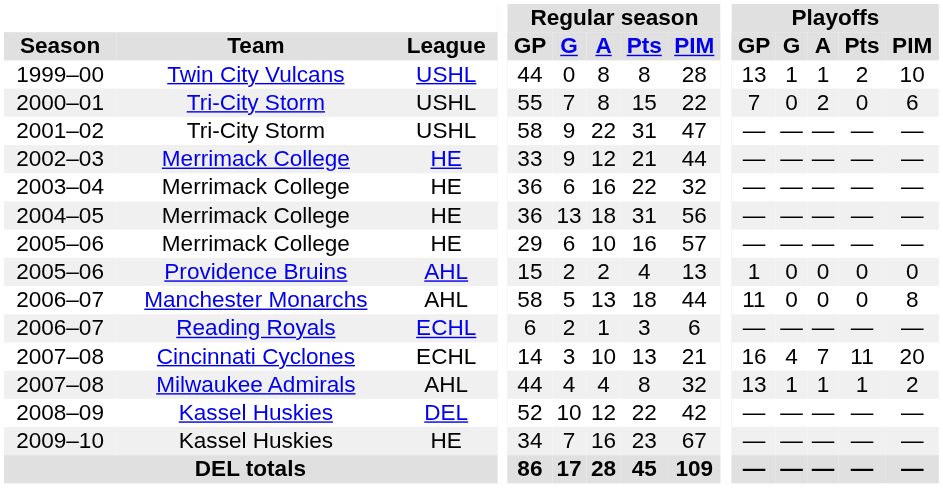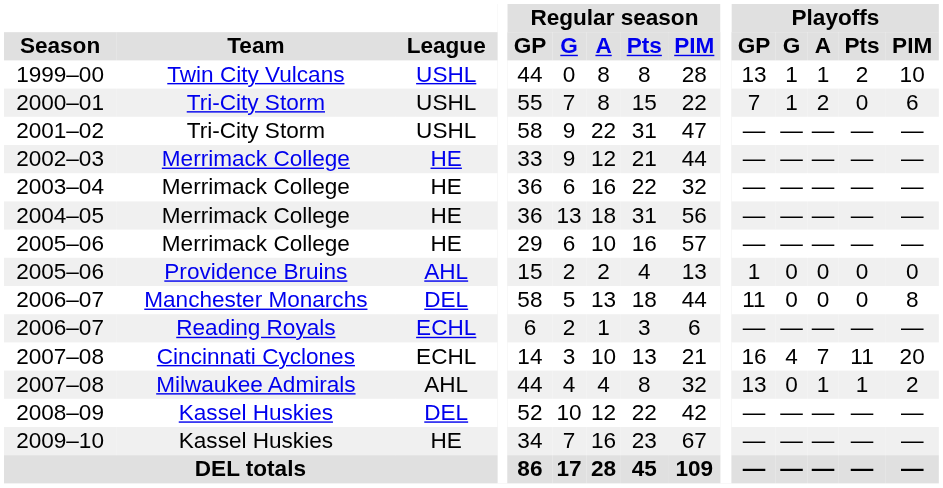(792, 102) 0 -> (792, 102) 1
(446, 299) AHL -> (446, 299) DEL
(792, 384) 1 -> (792, 384) 0
